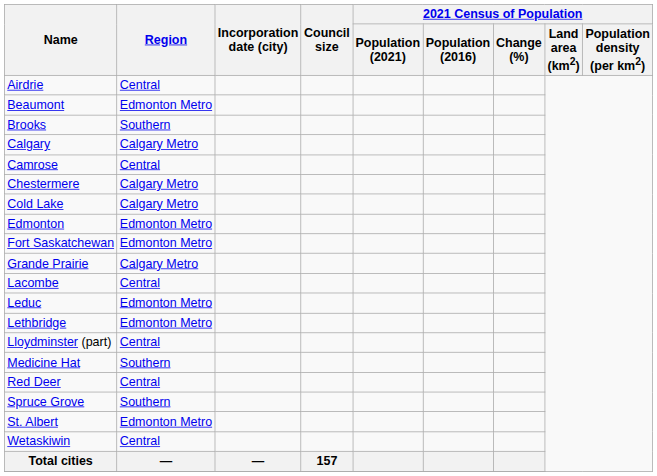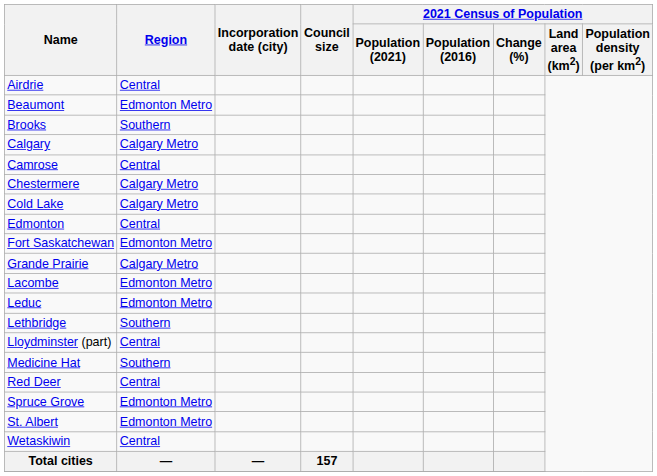(166, 223) Edmonton Metro -> (140, 223) Central
(140, 283) Central -> (166, 283) Edmonton Metro
(166, 322) Edmonton Metro -> (145, 322) Southern
(145, 402) Southern -> (166, 402) Edmonton Metro
